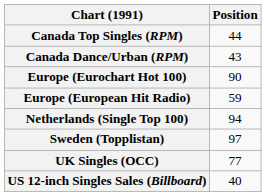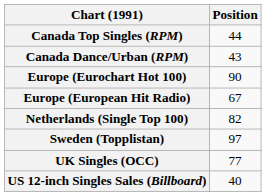(235, 98) 59 -> (235, 98) 67
(235, 118) 94 -> (235, 118) 82
